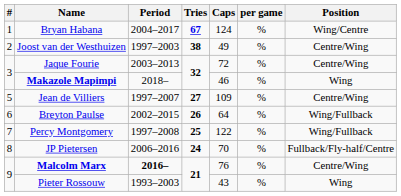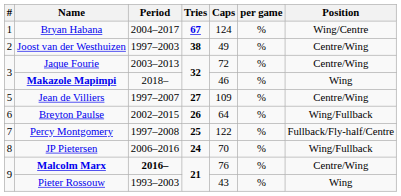(341, 132) Wing/Fullback -> (341, 132) Fullback/Fly-half/Centre
(341, 149) Fullback/Fly-half/Centre -> (341, 149) Wing/Fullback
